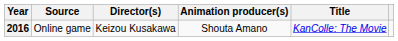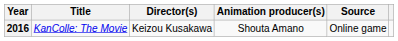columns swapped: (340, 12) <-> (62, 12)
